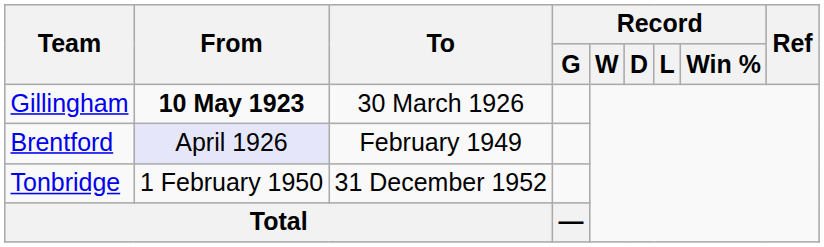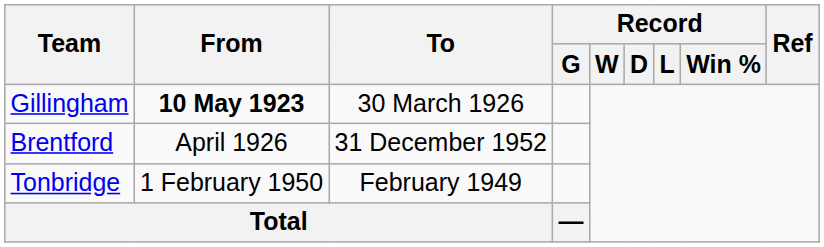(232, 143) lavender background -> (232, 143) no background
(441, 143) February 1949 -> (441, 143) 31 December 1952
(441, 182) 31 December 1952 -> (441, 182) February 1949
